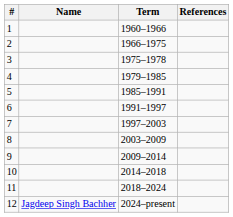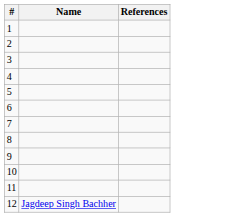- column: (148, 12)
